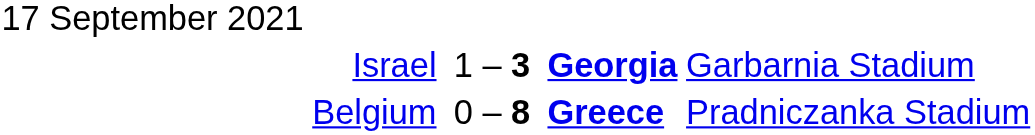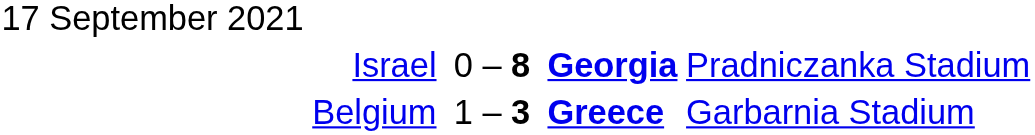(492, 65) 1 – 3 -> (492, 65) 0 – 8
(830, 65) Garbarnia Stadium -> (858, 65) Pradniczanka Stadium
(492, 112) 0 – 8 -> (492, 112) 1 – 3
(858, 112) Pradniczanka Stadium -> (830, 112) Garbarnia Stadium
